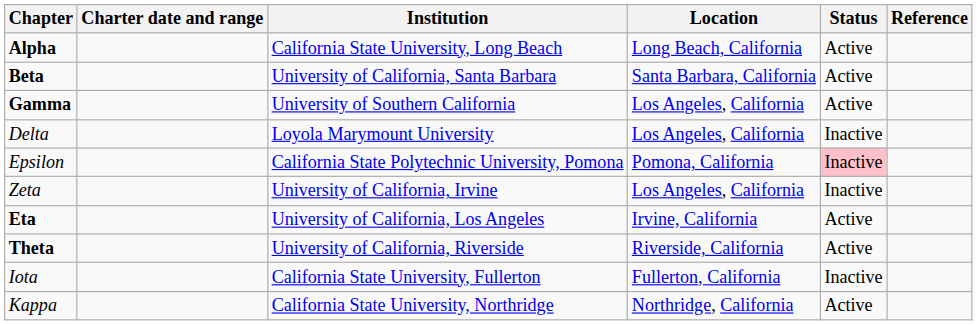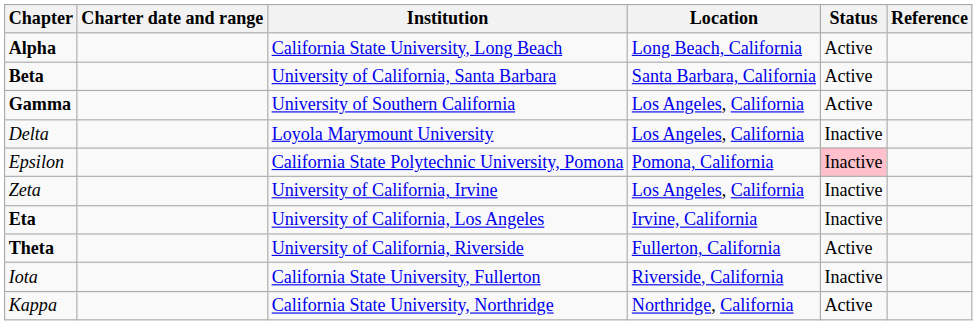(848, 219) Active -> (854, 219) Inactive
(708, 248) Riverside, California -> (706, 248) Fullerton, California
(706, 276) Fullerton, California -> (708, 276) Riverside, California
